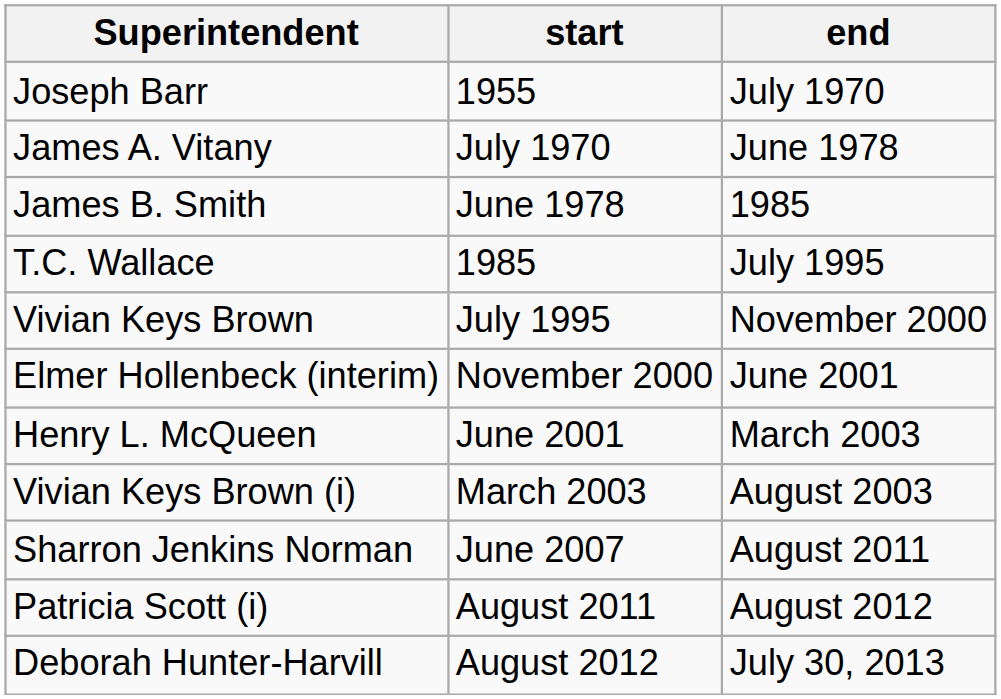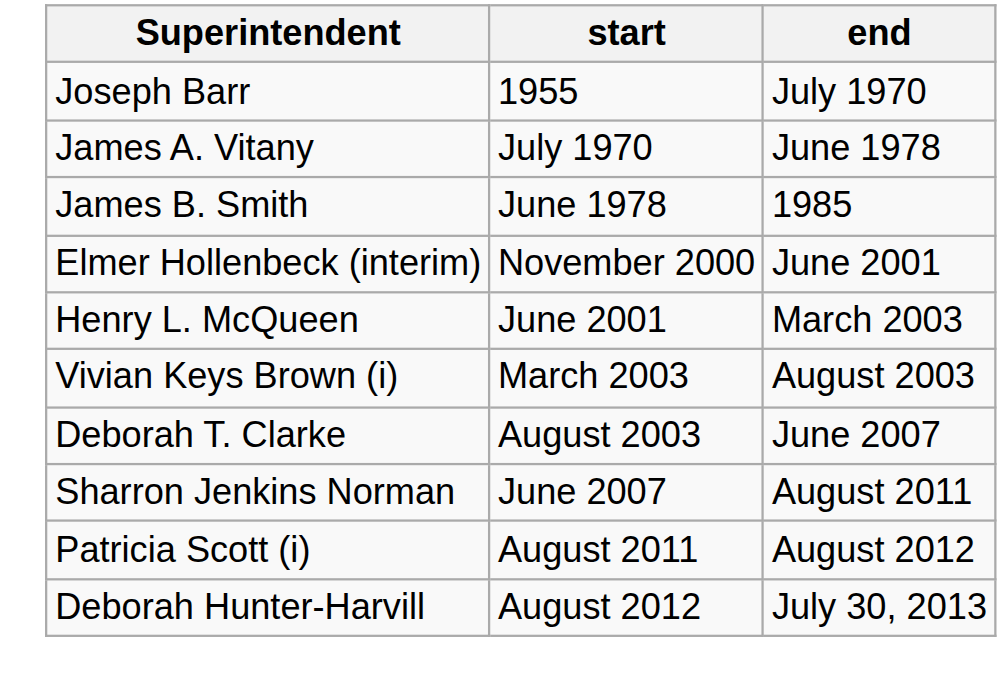- row: (114, 262)
- row: (164, 320)
+ row: (201, 434)
